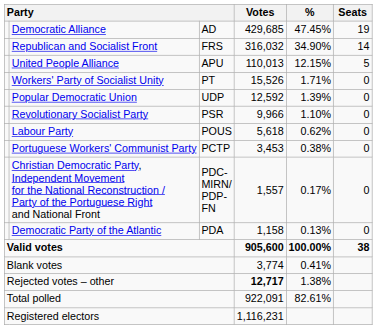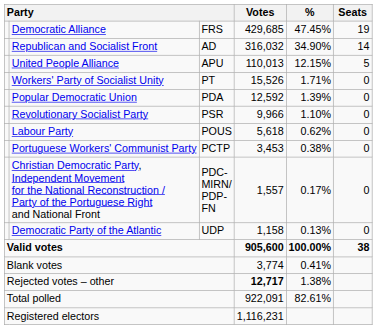(209, 30) AD -> (212, 30) FRS
(212, 47) FRS -> (209, 47) AD
(213, 98) UDP -> (212, 98) PDA
(212, 231) PDA -> (213, 231) UDP
